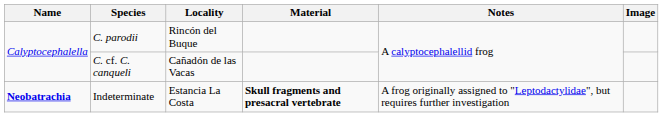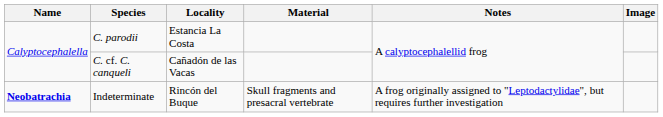(193, 36) Rincón del Buque -> (195, 36) Estancia La Costa
(195, 96) Estancia La Costa -> (193, 96) Rincón del Buque
(293, 96) bold -> (291, 96) normal
